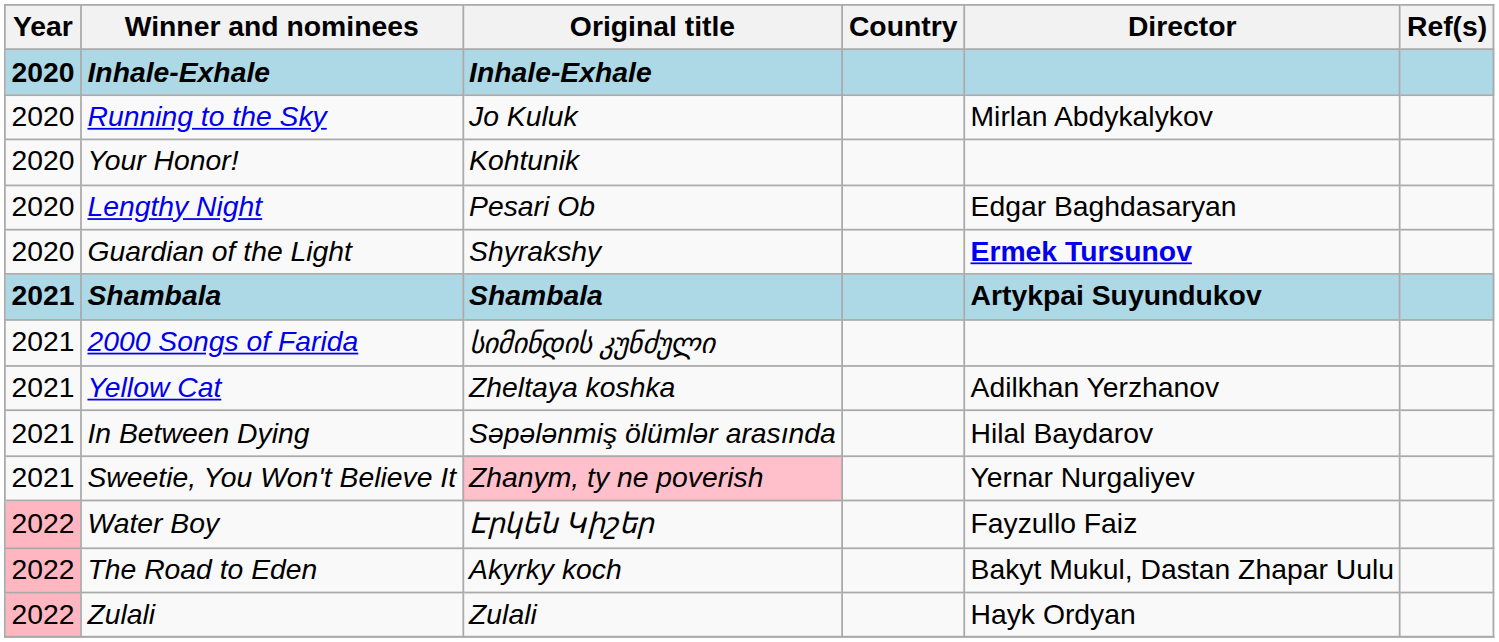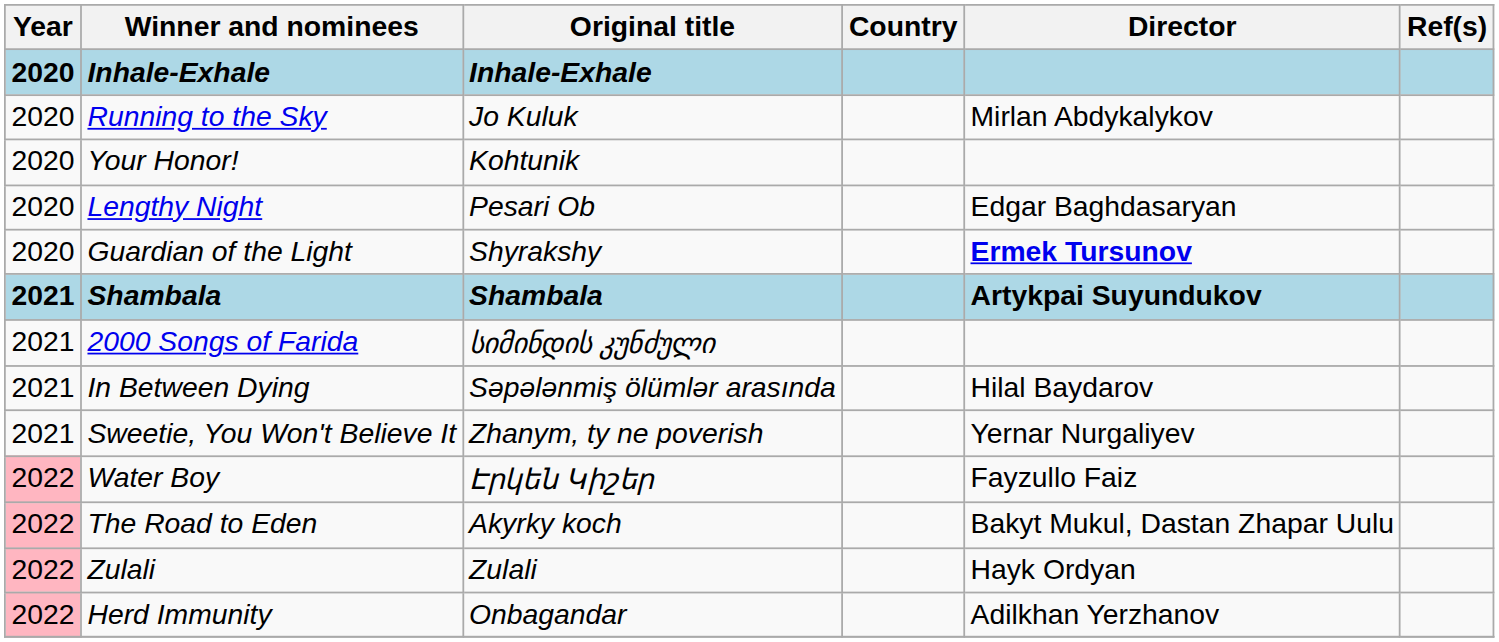- row: (154, 388)
(616, 477) pink background -> (616, 432) no background
+ row: (180, 614)
